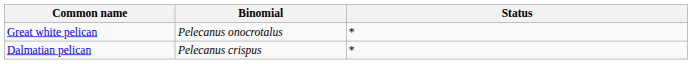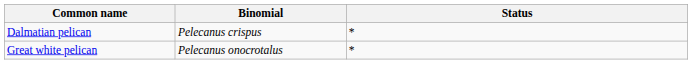rows swapped: (52, 31) <-> (49, 50)
